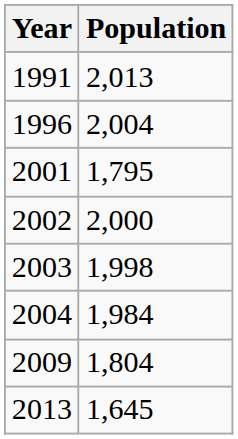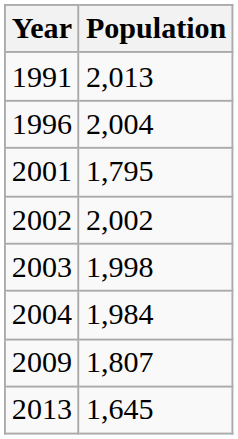(120, 219) 2,000 -> (120, 219) 2,002
(120, 362) 1,804 -> (120, 362) 1,807
